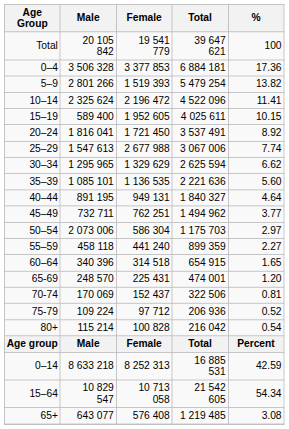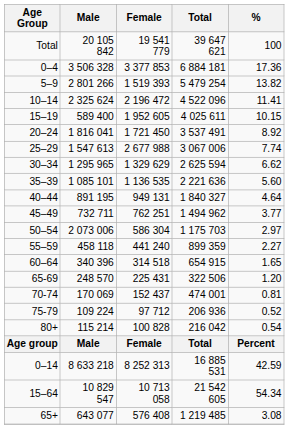(207, 279) 474 001 -> (207, 279) 322 506
(207, 295) 322 506 -> (207, 295) 474 001
